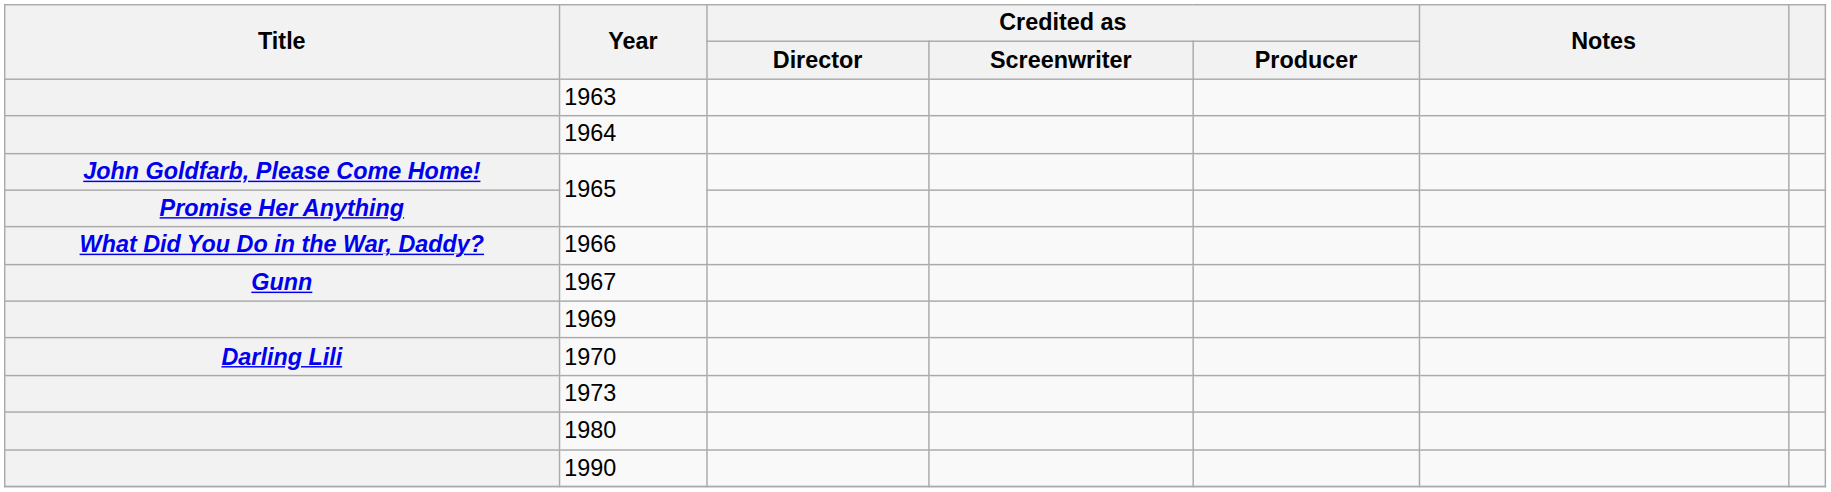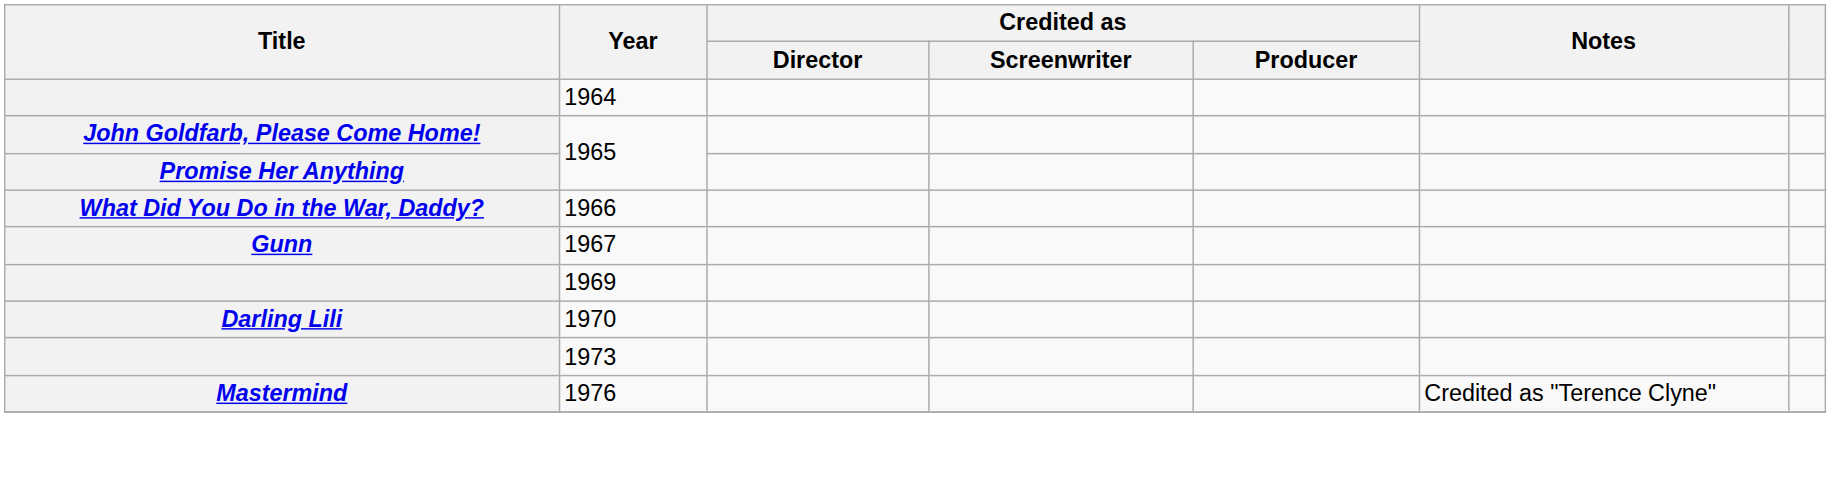- row: (282, 97)
+ row: (282, 393)
- row: (282, 431)
- row: (282, 468)
